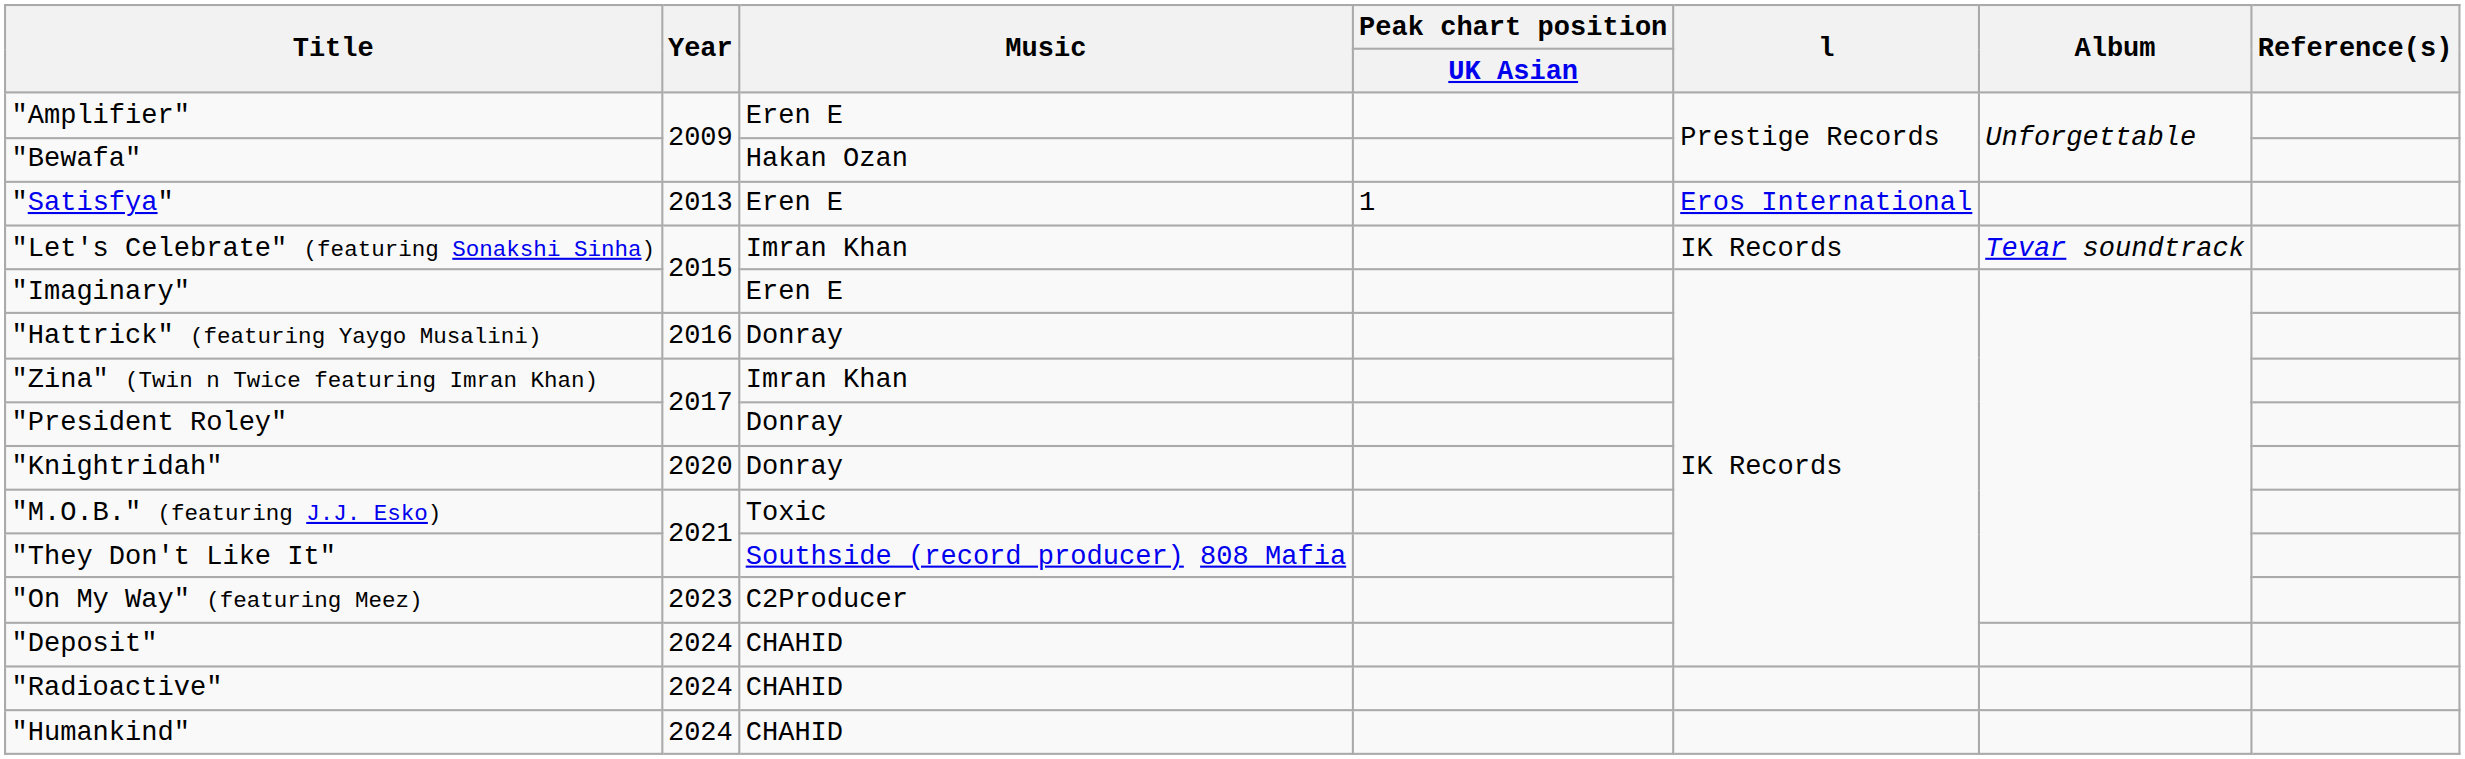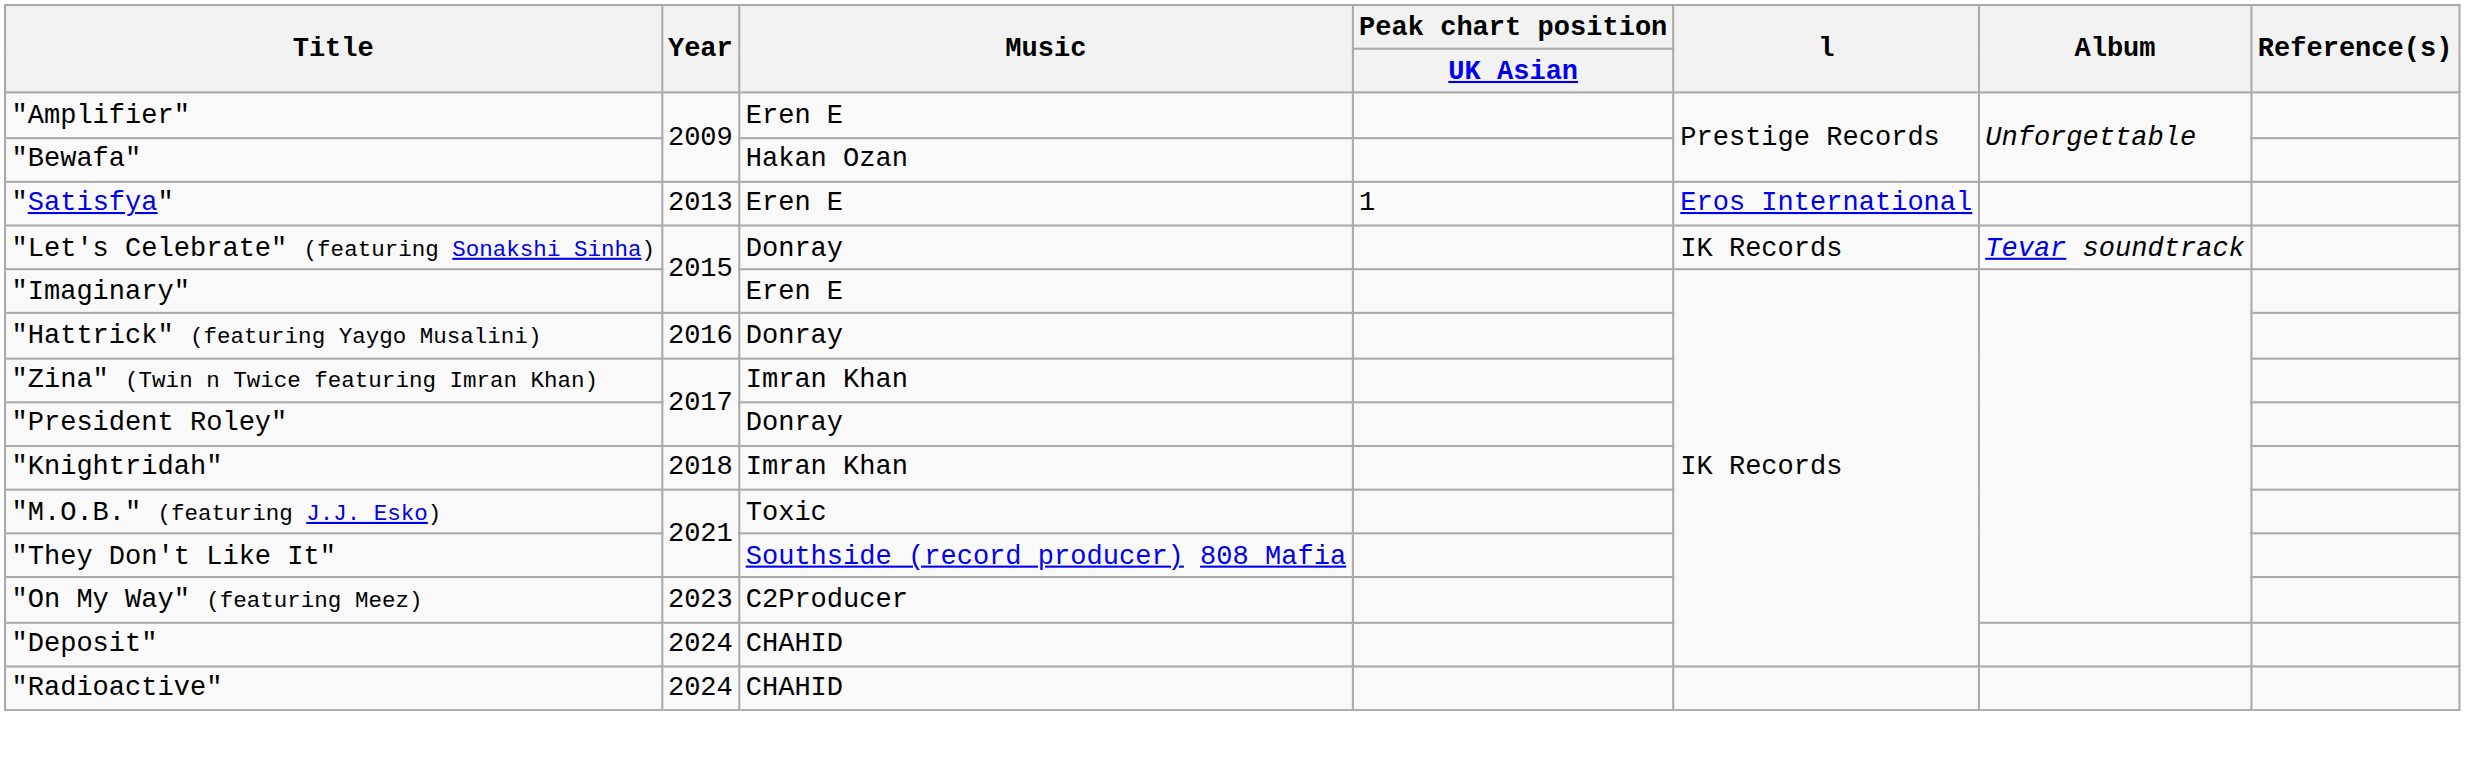(827, 247) Imran Khan -> (794, 247) Donray
(700, 468) 2020 -> (700, 468) 2018
(794, 468) Donray -> (827, 468) Imran Khan
- row: (101, 732)
